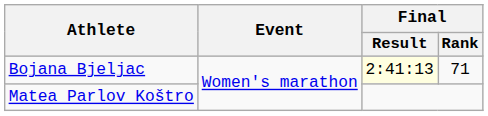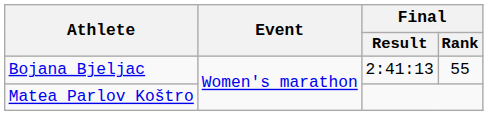(400, 70) lightyellow background -> (400, 70) no background
(460, 70) 71 -> (460, 70) 55
